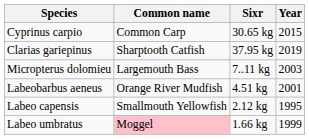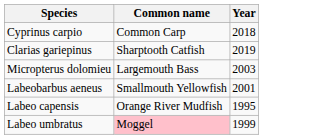- column: (253, 13)
(290, 32) 2015 -> (244, 32) 2018
(169, 87) Orange River Mudfish -> (172, 87) Smallmouth Yellowfish
(172, 106) Smallmouth Yellowfish -> (169, 106) Orange River Mudfish
